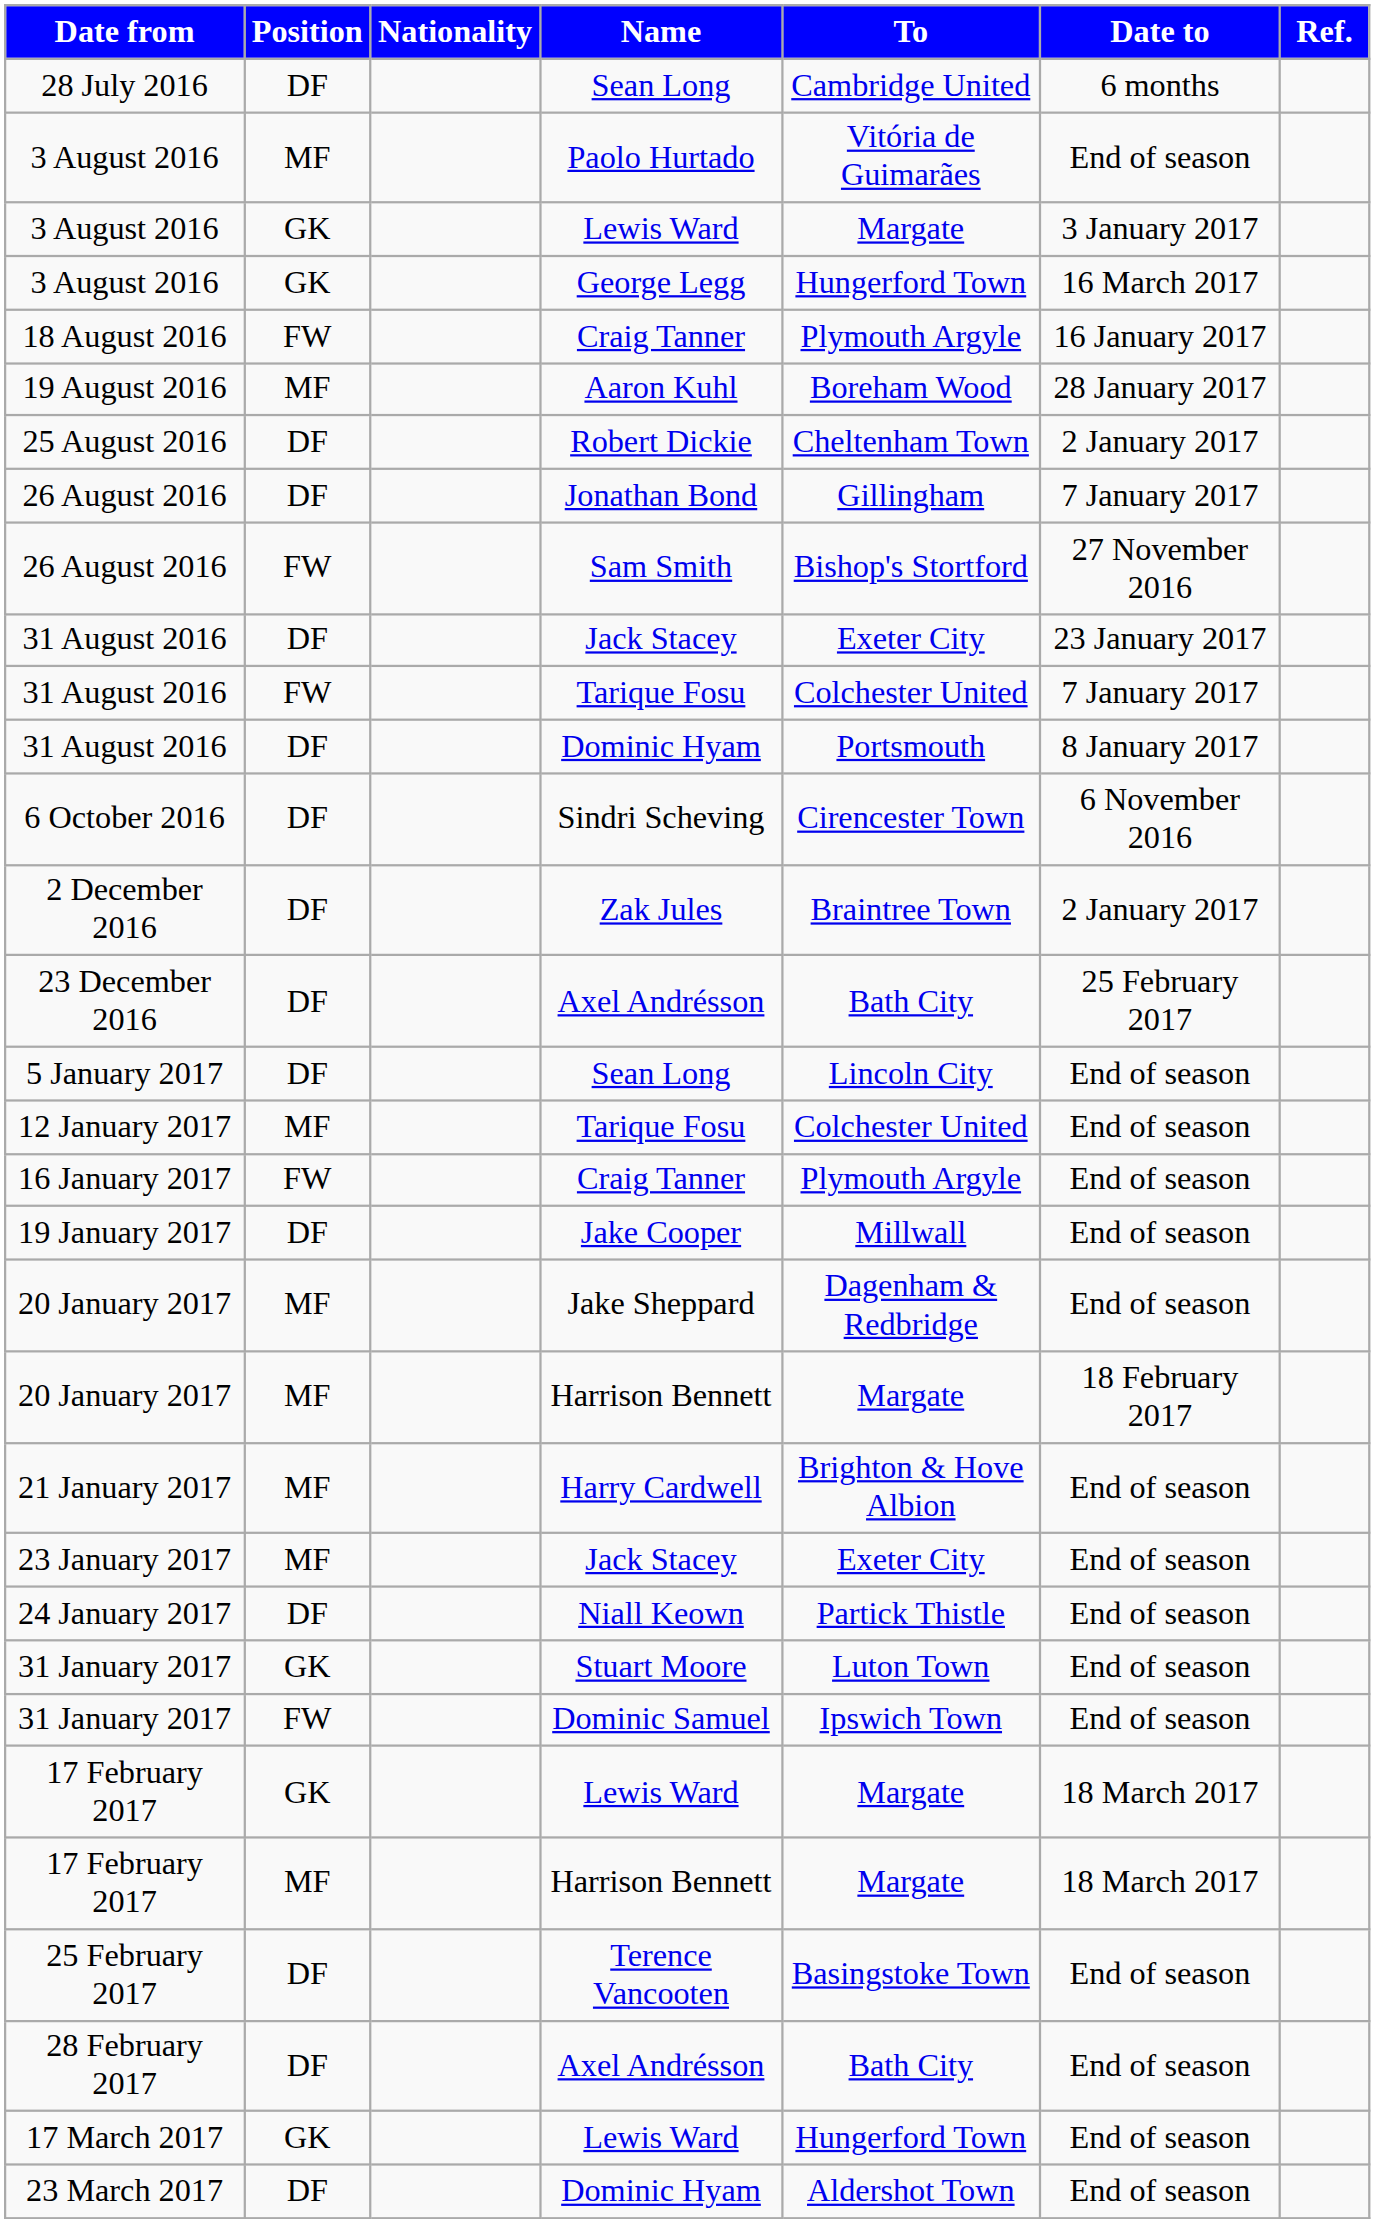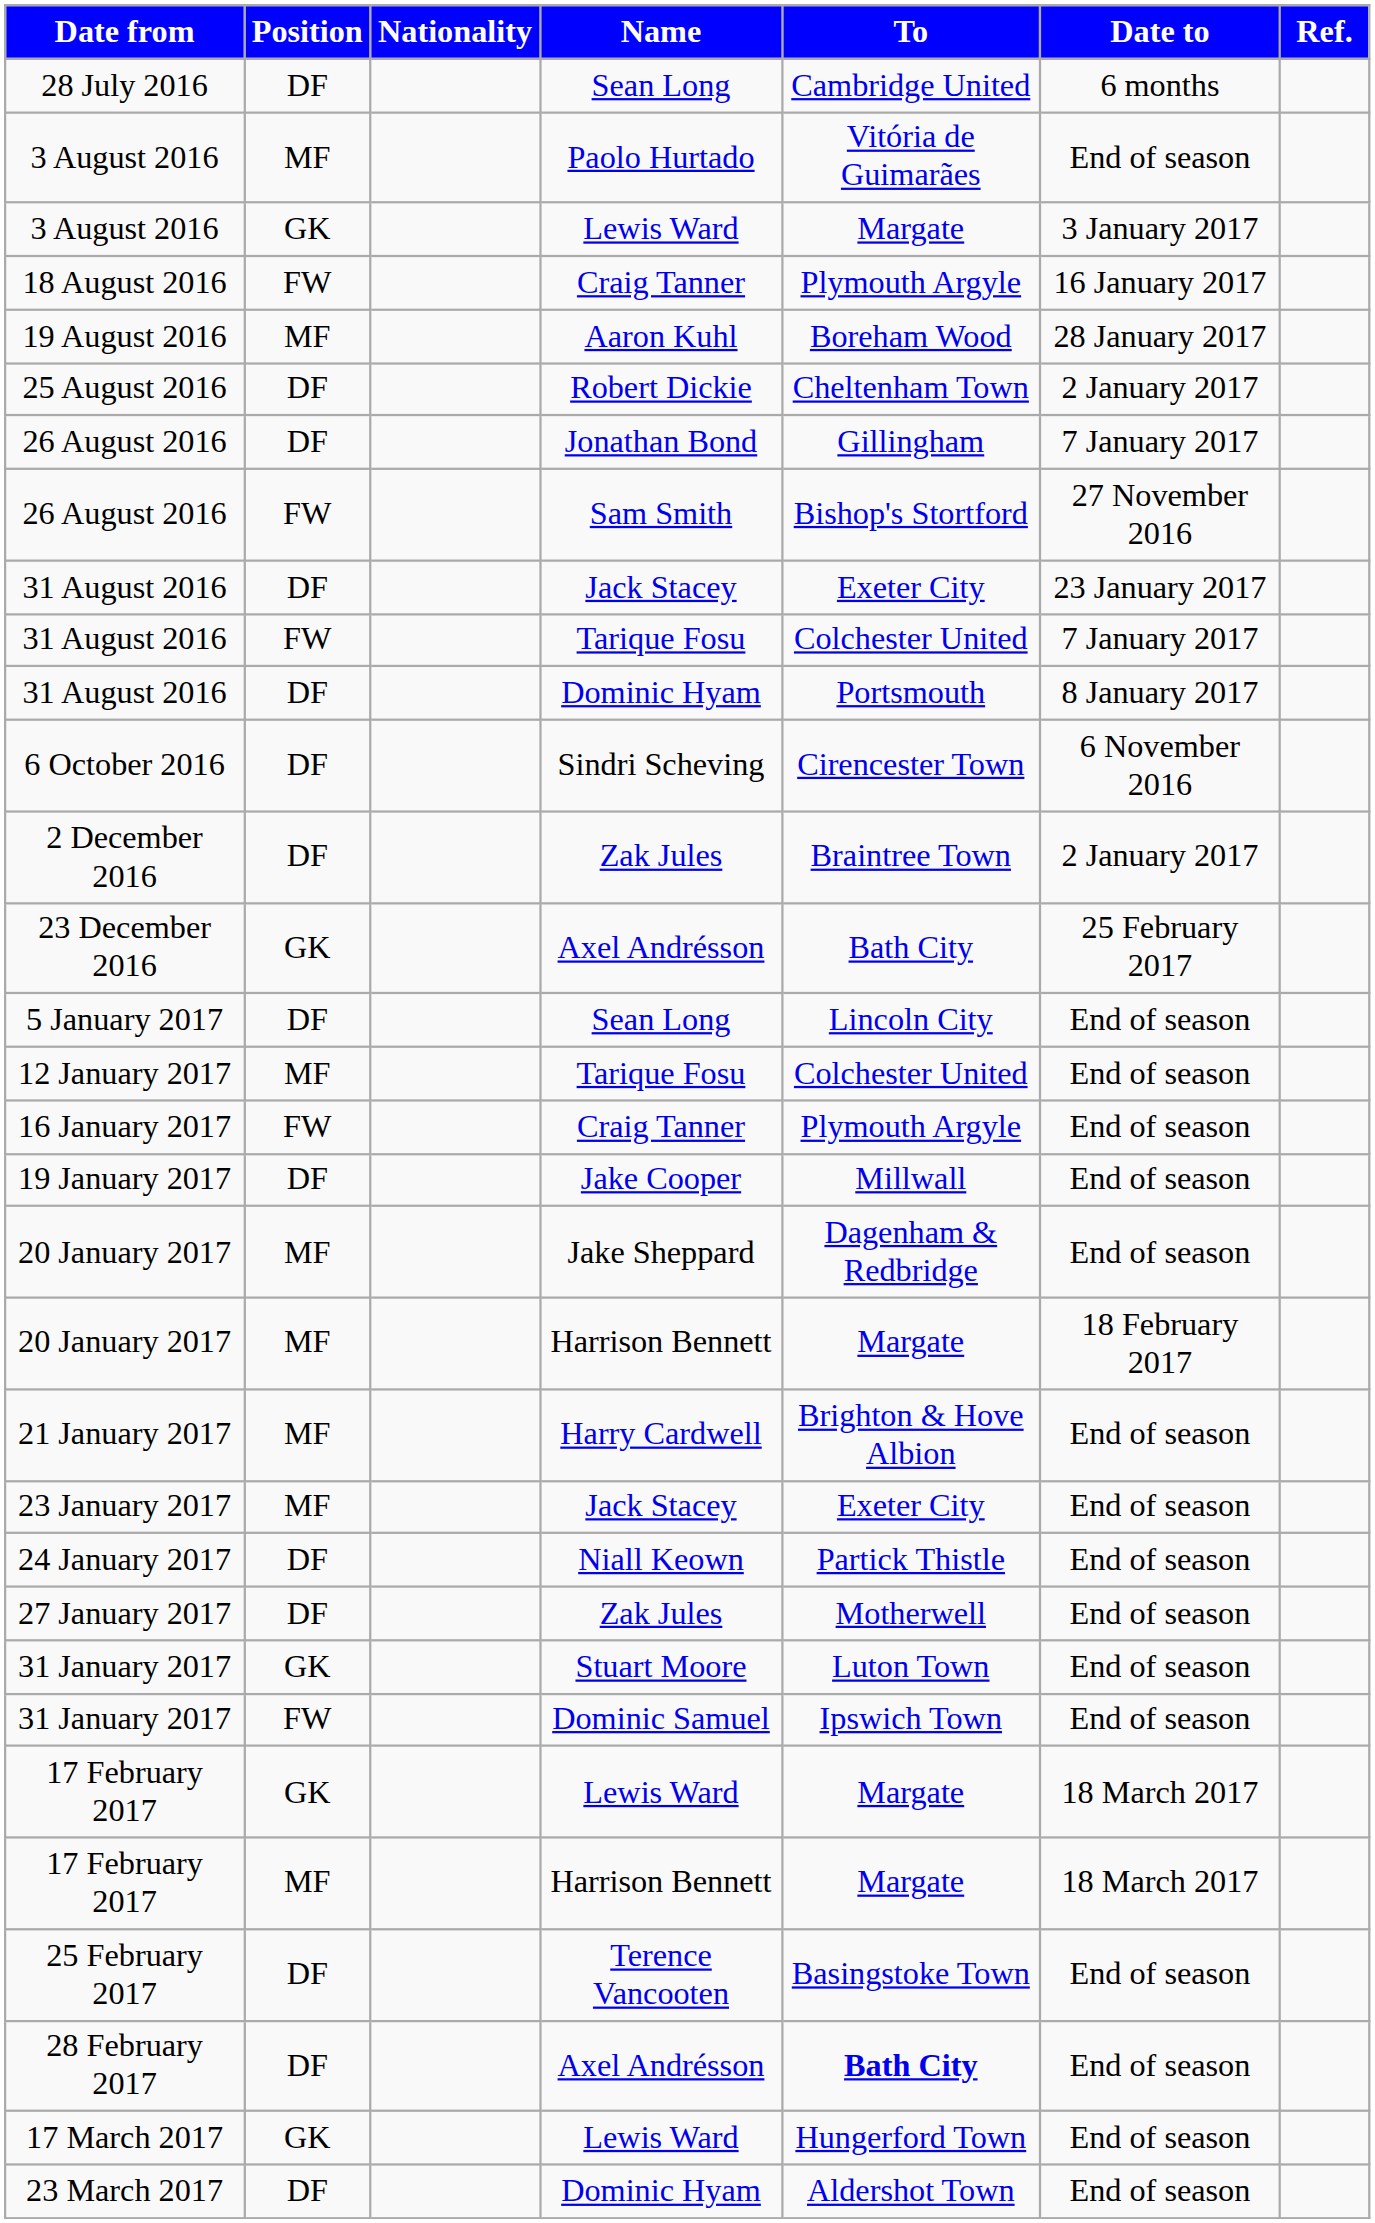- row: (125, 282)
(307, 1000) DF -> (307, 947) GK
+ row: (125, 1612)
(911, 2065) normal -> (911, 2065) bold
